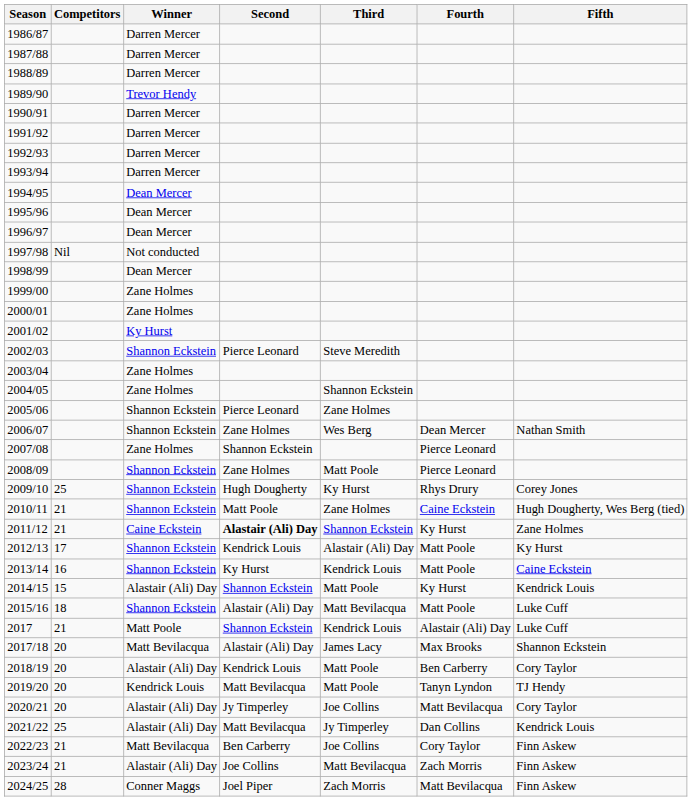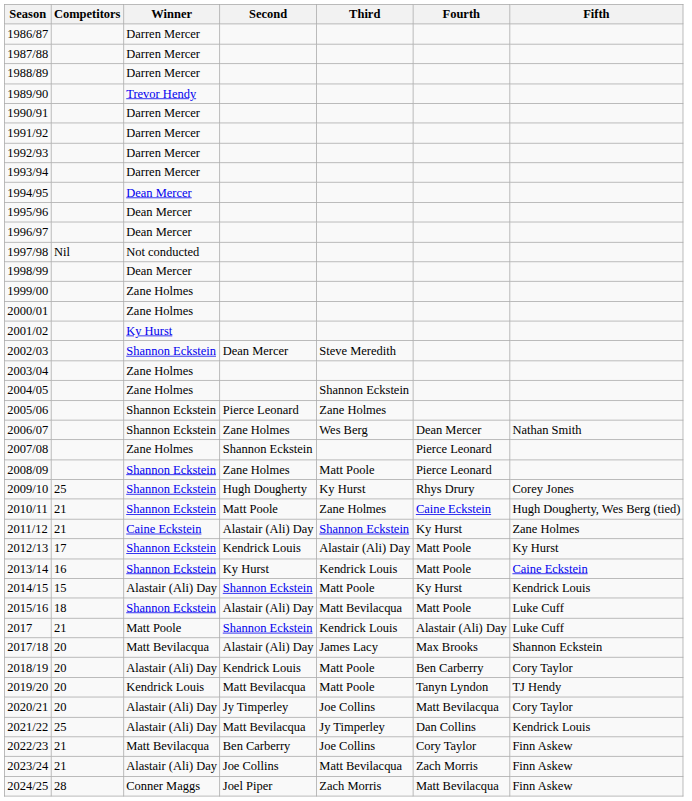(261, 350) Pierce Leonard -> (256, 350) Dean Mercer
(270, 529) bold -> (268, 529) normal
